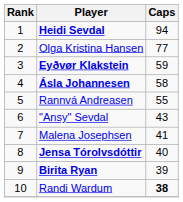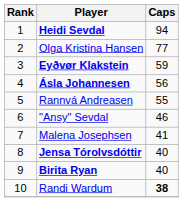(162, 83) 58 -> (162, 83) 56
(162, 118) 43 -> (162, 118) 46
(162, 170) 39 -> (162, 170) 40
